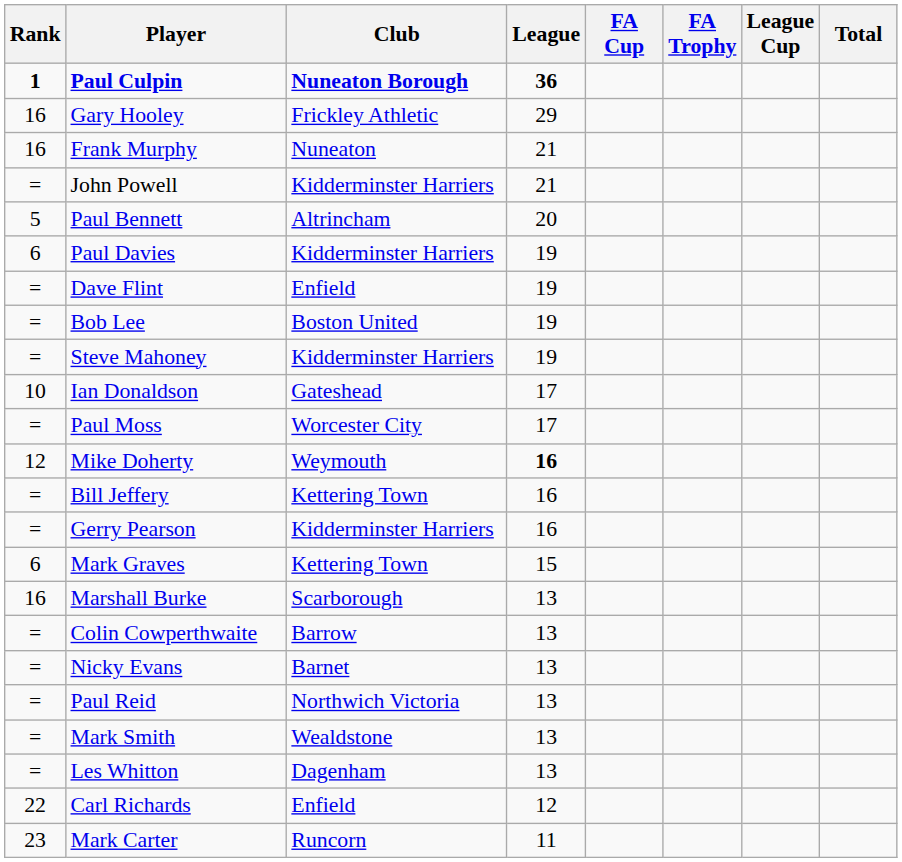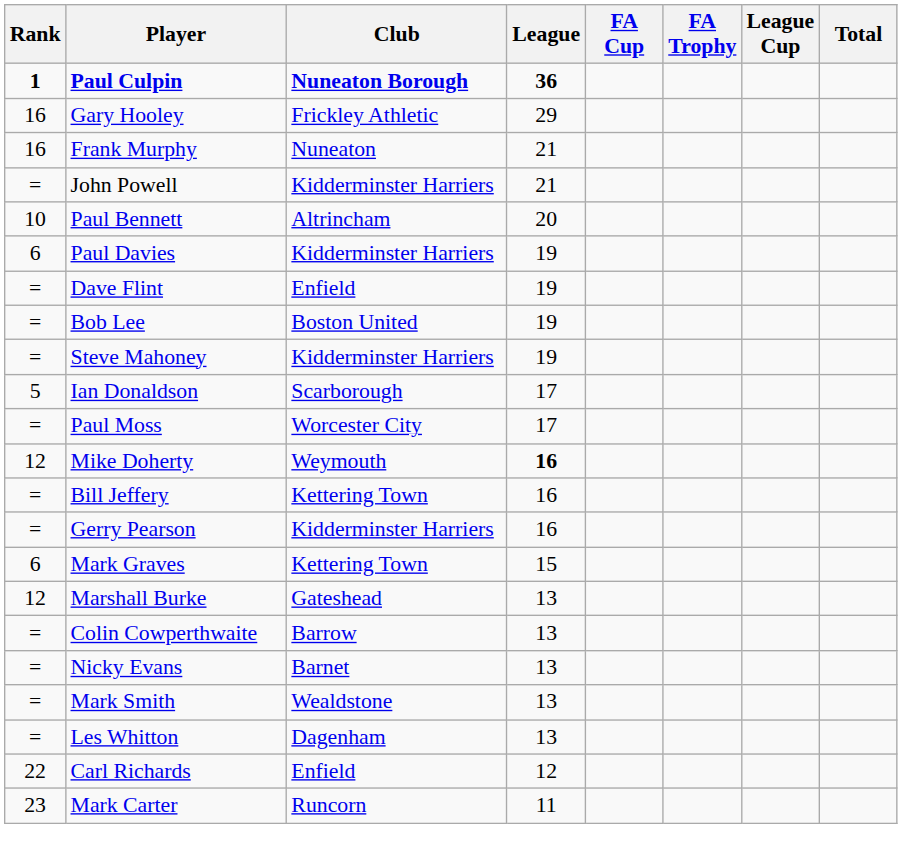(35, 218) 5 -> (35, 218) 10
(35, 391) 10 -> (35, 391) 5
(337, 391) Gateshead -> (347, 391) Scarborough
(35, 598) 16 -> (35, 598) 12
(347, 598) Scarborough -> (337, 598) Gateshead
- row: (113, 701)
